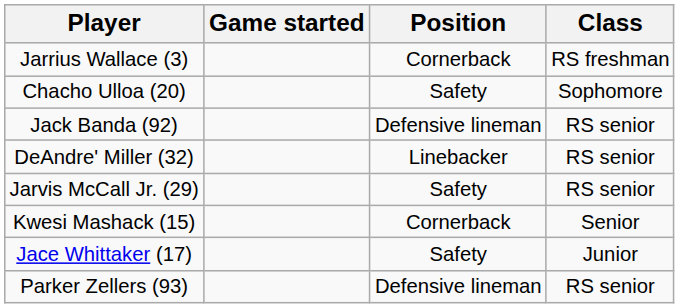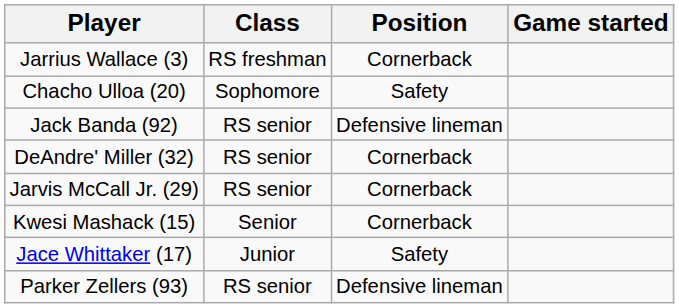columns swapped: (610, 23) <-> (287, 23)
(458, 157) Linebacker -> (419, 157) Cornerback
(458, 189) Safety -> (419, 189) Cornerback
